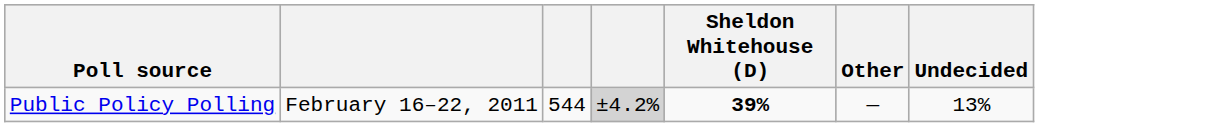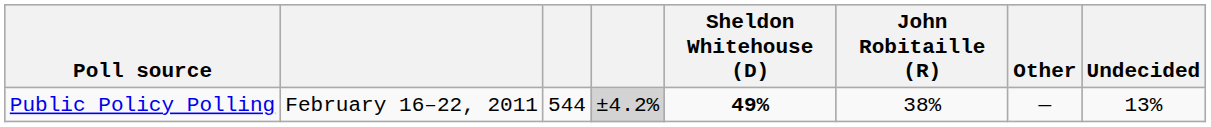+ column: (922, 46)
(750, 105) 39% -> (750, 105) 49%
